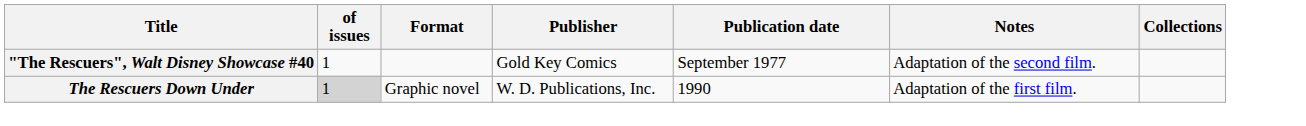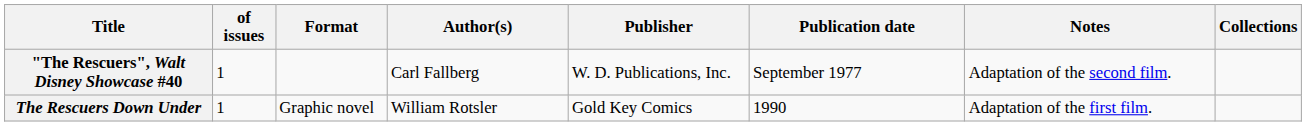+ column: (478, 27)
(557, 62) Gold Key Comics -> (651, 72) W. D. Publications, Inc.
(326, 89) lightgrey background -> (220, 107) no background
(576, 89) W. D. Publications, Inc. -> (632, 107) Gold Key Comics
